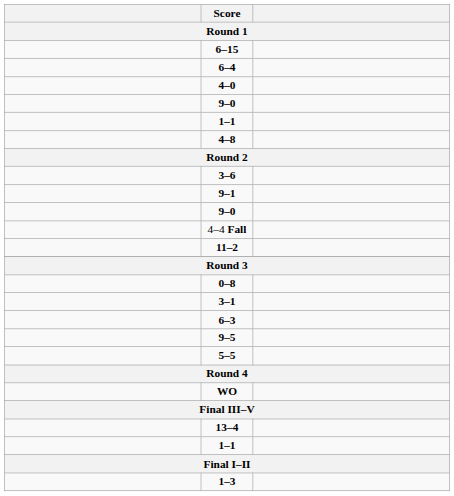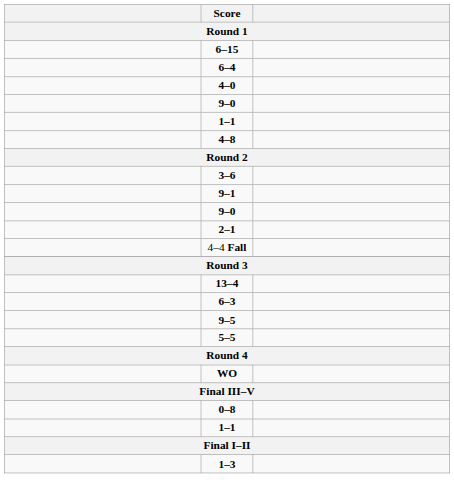+ row: (103, 230)
- row: (103, 248)
rows swapped: (103, 284) <-> (103, 428)
- row: (103, 302)
